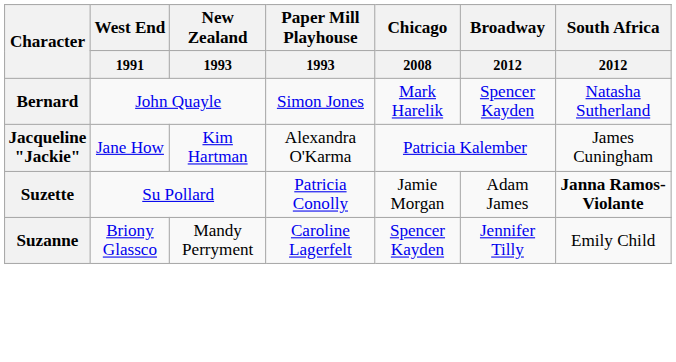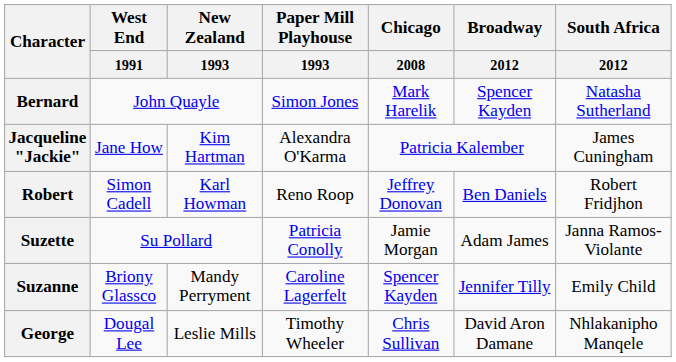+ row: (47, 194)
(613, 194) bold -> (613, 240) normal
+ row: (47, 333)
